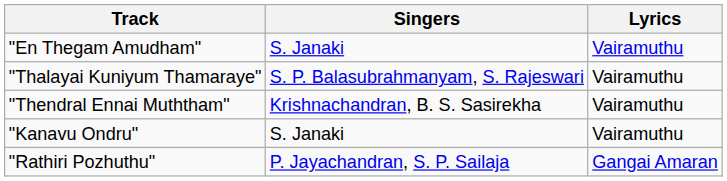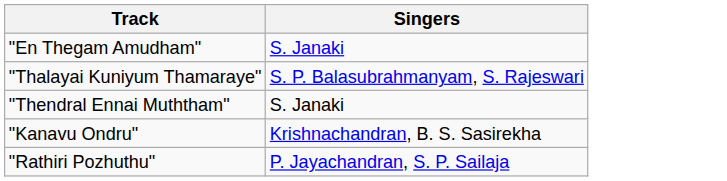- column: (655, 19)
(405, 105) Krishnachandran, B. S. Sasirekha -> (307, 105) S. Janaki
(307, 134) S. Janaki -> (405, 134) Krishnachandran, B. S. Sasirekha
